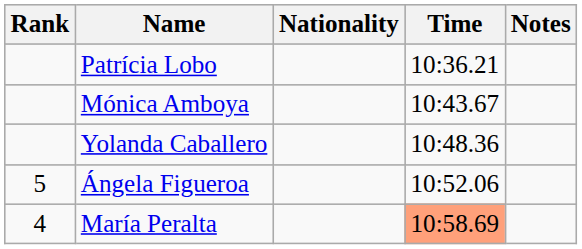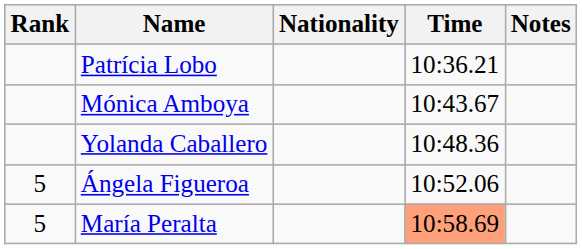(40, 223) 4 -> (40, 223) 5
